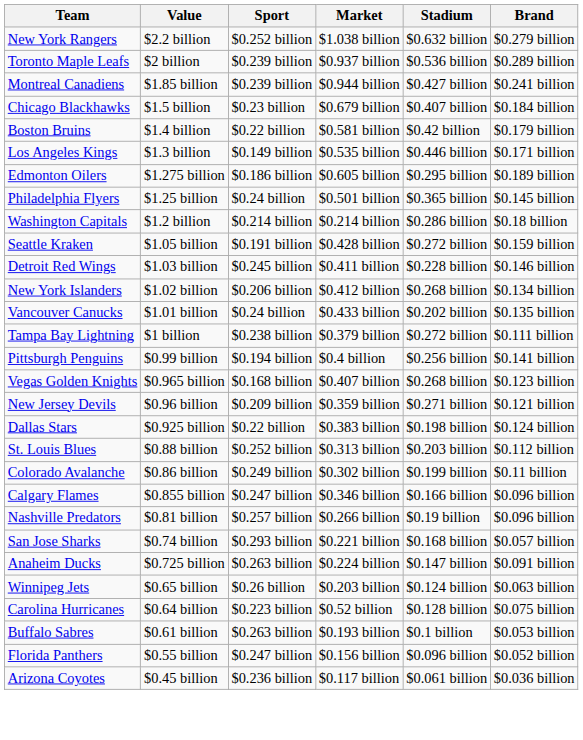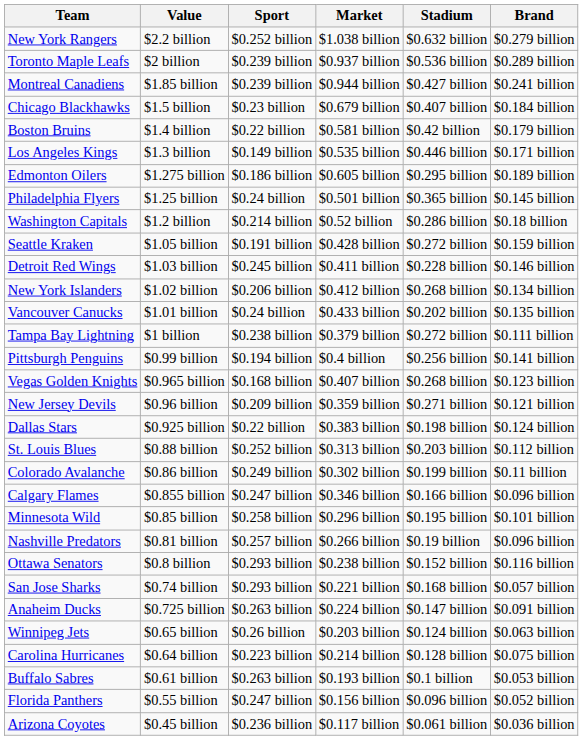(359, 221) $0.214 billion -> (356, 221) $0.52 billion
+ row: (54, 518)
+ row: (55, 564)
(356, 609) $0.52 billion -> (359, 655) $0.214 billion
